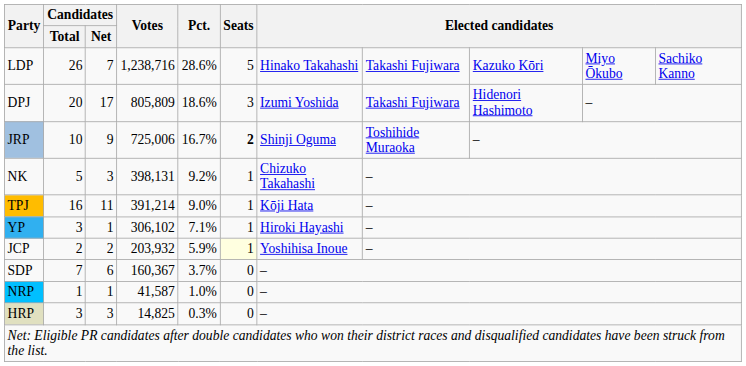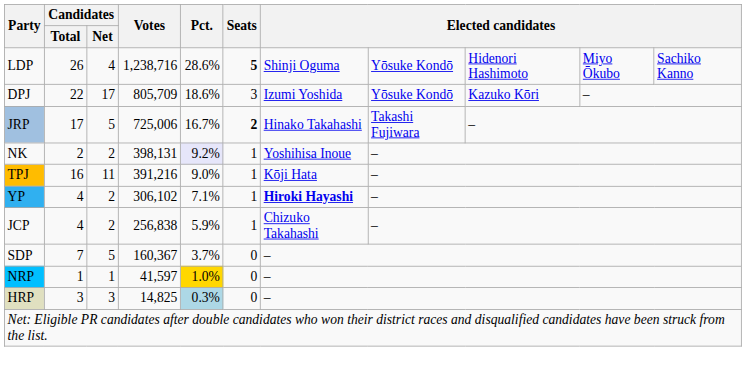(110, 66) 7 -> (112, 66) 4
(250, 66) normal -> (254, 66) bold
(309, 66) Hinako Takahashi -> (302, 66) Shinji Oguma
(413, 66) Takashi Fujiwara -> (412, 66) Yōsuke Kondō
(508, 66) Kazuko Kōri -> (498, 66) Hidenori Hashimoto
(76, 102) 20 -> (77, 95) 22
(153, 102) 805,809 -> (155, 95) 805,709
(413, 102) Takashi Fujiwara -> (412, 95) Yōsuke Kondō
(503, 102) Hidenori Hashimoto -> (504, 95) Kazuko Kōri
(76, 139) 10 -> (77, 124) 17
(110, 139) 9 -> (112, 124) 5
(298, 139) Shinji Oguma -> (313, 124) Hinako Takahashi
(392, 139) Toshihide Muraoka -> (395, 124) Takashi Fujiwara
(79, 176) 5 -> (80, 153) 2
(110, 176) 3 -> (112, 153) 2
(203, 176) no background -> (206, 153) lavender background
(288, 176) Chizuko Takahashi -> (307, 153) Yoshihisa Inoue
(153, 205) 391,214 -> (155, 175) 391,216
(79, 227) 3 -> (80, 196) 4
(110, 227) 1 -> (112, 196) 2
(302, 227) normal -> (308, 196) bold
(79, 249) 2 -> (80, 226) 4
(153, 249) 203,932 -> (155, 226) 256,838
(250, 249) lightyellow background -> (254, 226) no background
(304, 249) Yoshihisa Inoue -> (291, 226) Chizuko Takahashi
(110, 270) 6 -> (112, 255) 5
(156, 292) 41,587 -> (159, 276) 41,597
(203, 292) no background -> (206, 276) gold background
(203, 313) no background -> (206, 298) lightblue background
